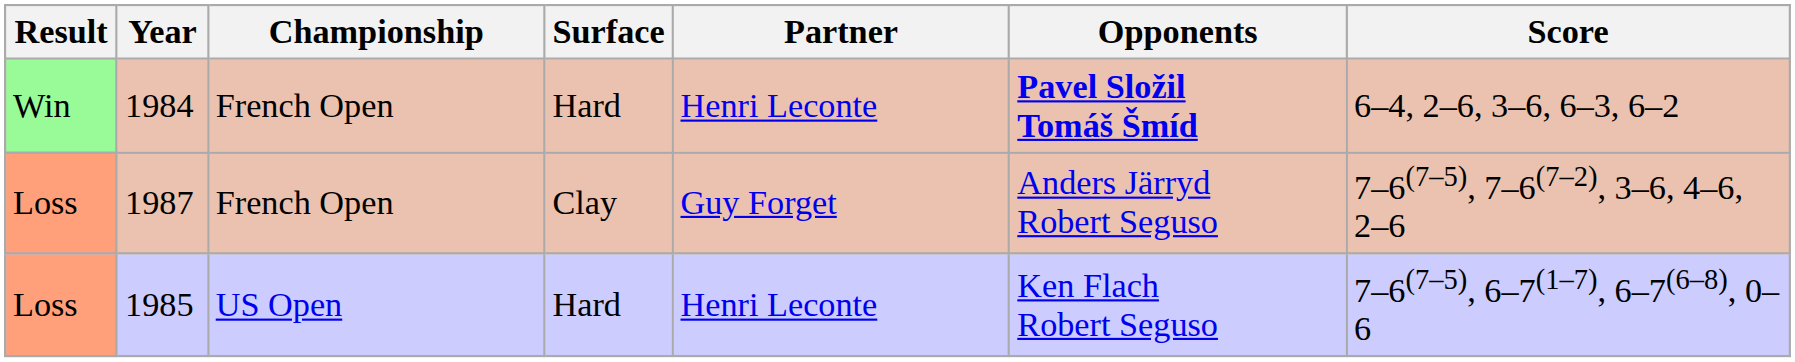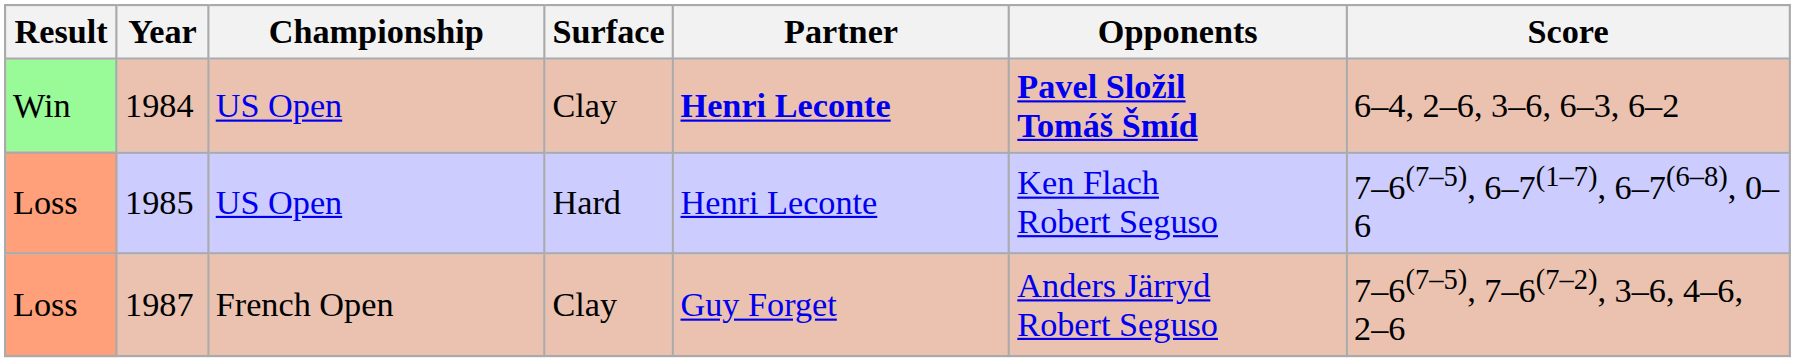(305, 105) French Open -> (279, 105) US Open
(587, 105) Hard -> (585, 105) Clay
(779, 105) normal -> (786, 105) bold
rows swapped: (159, 304) <-> (159, 202)
